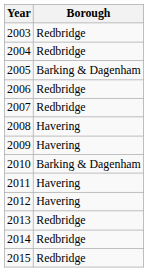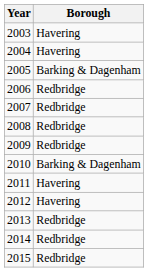(61, 32) Redbridge -> (58, 32) Havering
(61, 51) Redbridge -> (58, 51) Havering
(58, 126) Havering -> (61, 126) Redbridge
(58, 145) Havering -> (61, 145) Redbridge
